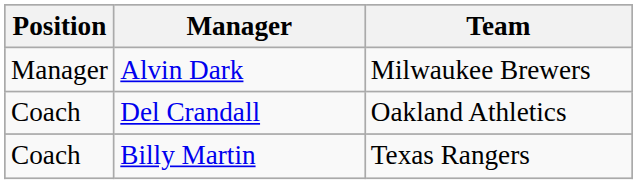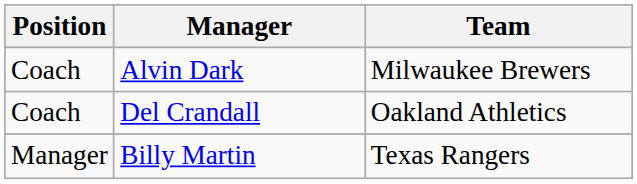(59, 69) Manager -> (46, 69) Coach
(46, 155) Coach -> (59, 155) Manager
